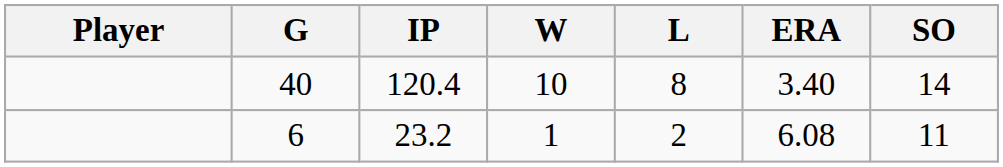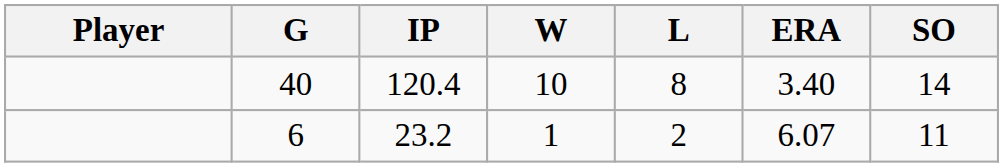(806, 135) 6.08 -> (806, 135) 6.07
